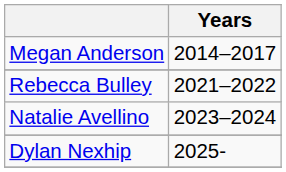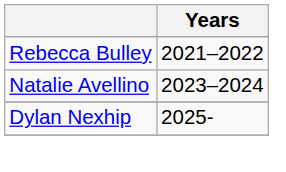- row: (87, 53)
